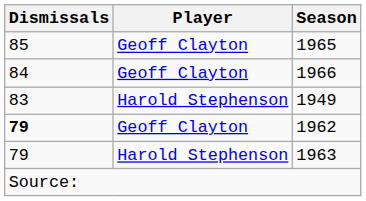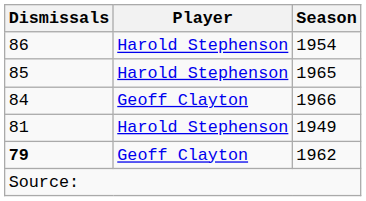+ row: (316, 46)
(183, 46) Geoff Clayton -> (203, 73) Harold Stephenson
(19, 100) 83 -> (19, 128) 81
- row: (316, 155)
